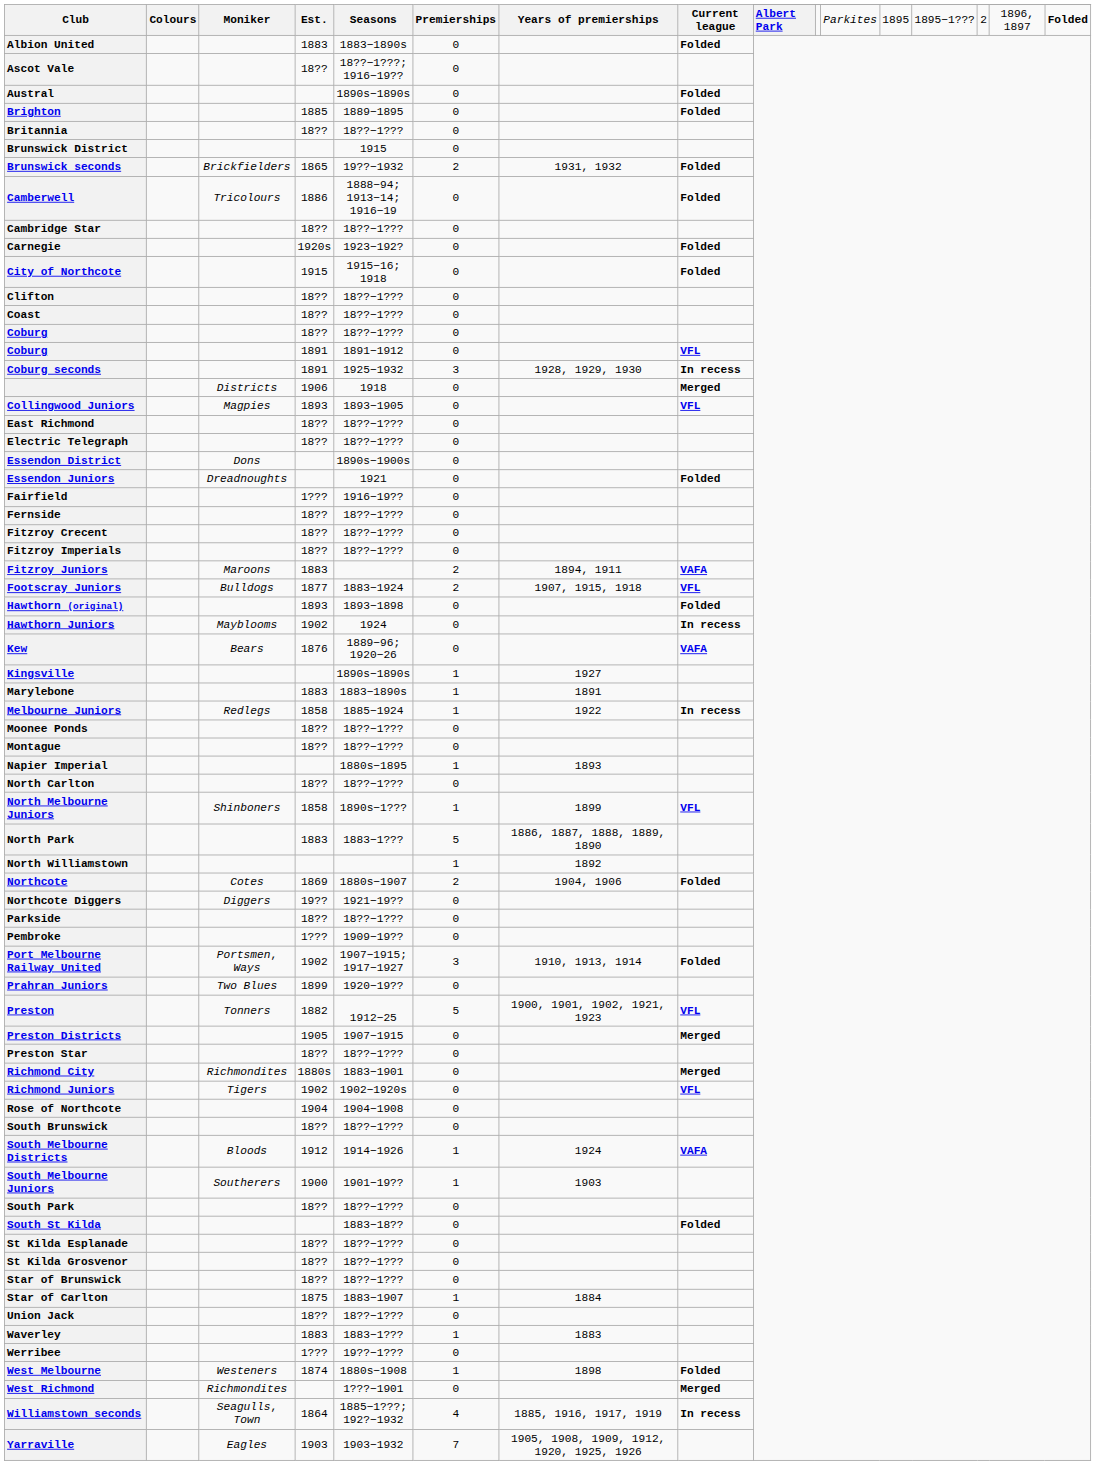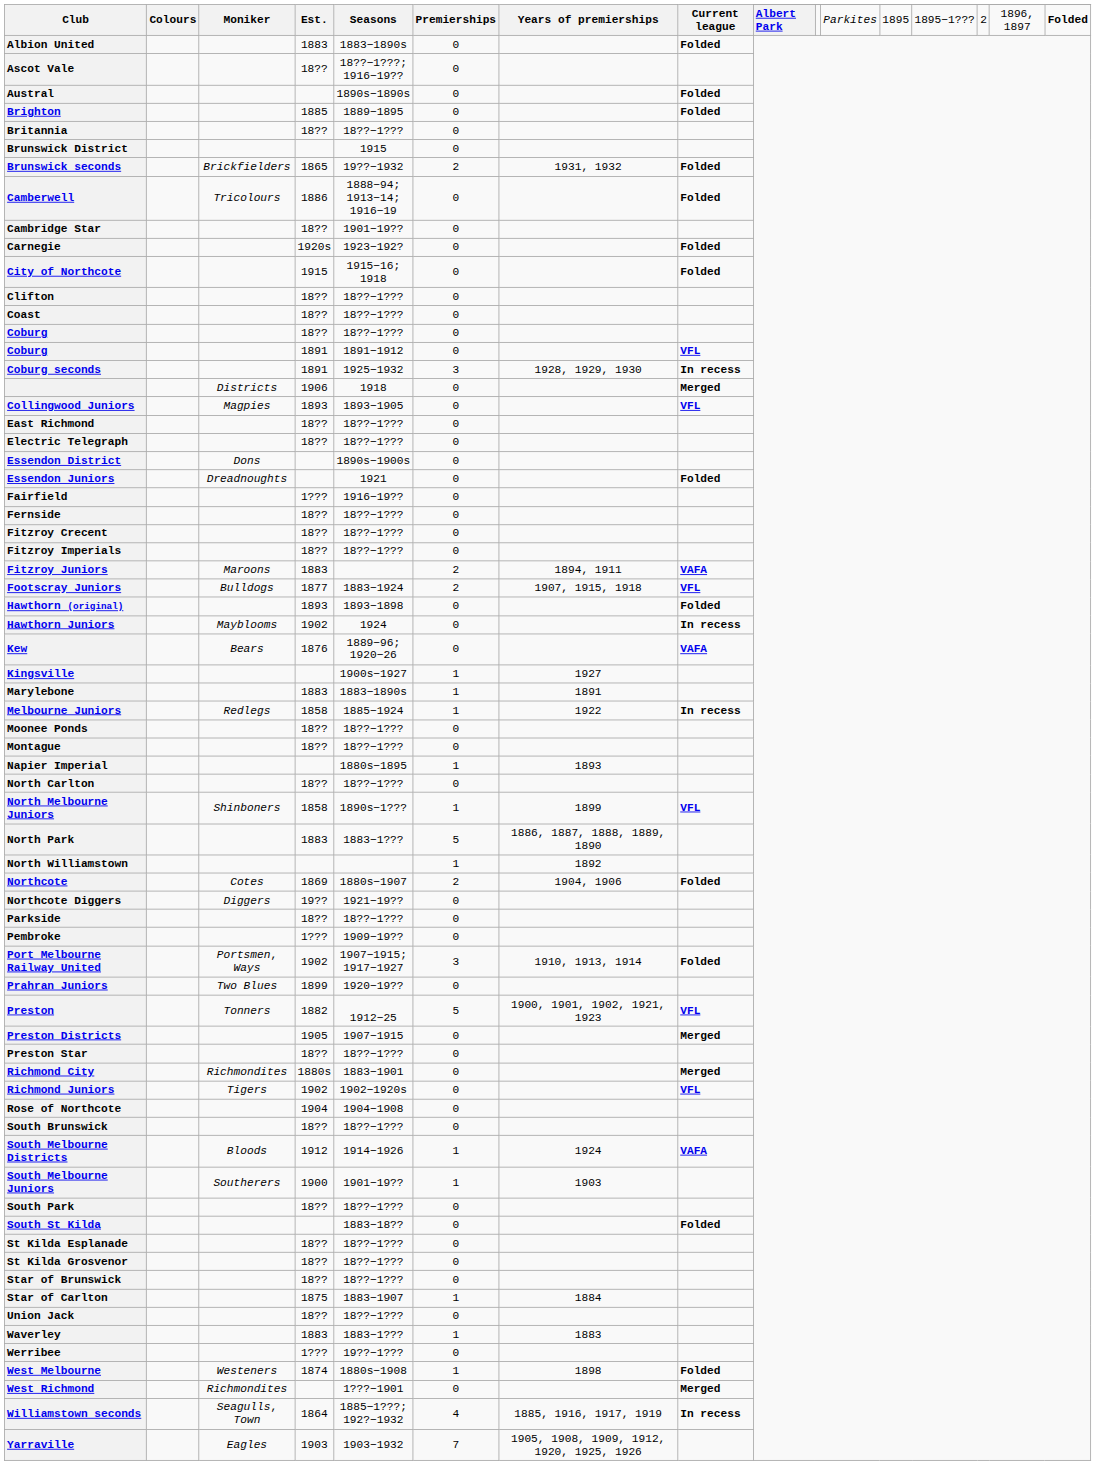(373, 229) 18??−1??? -> (373, 229) 1901−19??
(373, 674) 1890s−1890s -> (373, 674) 1900s−1927
